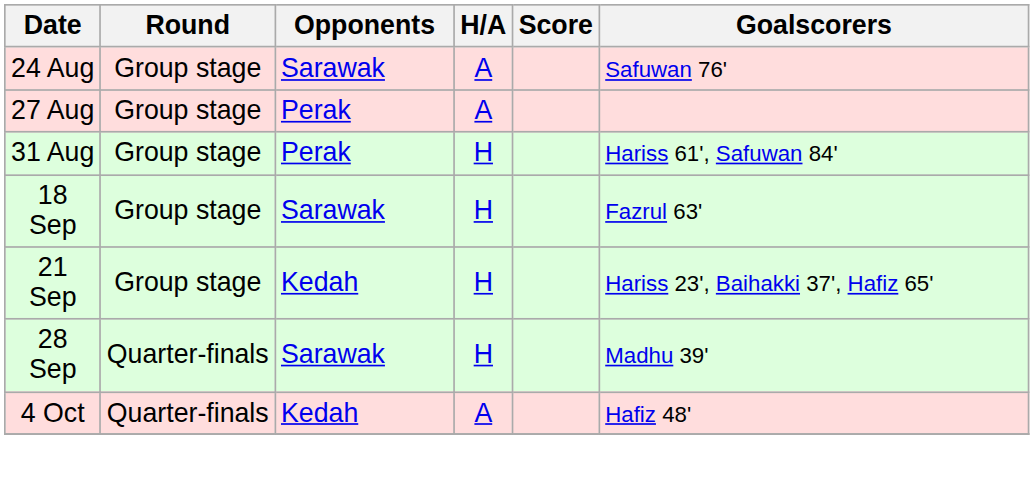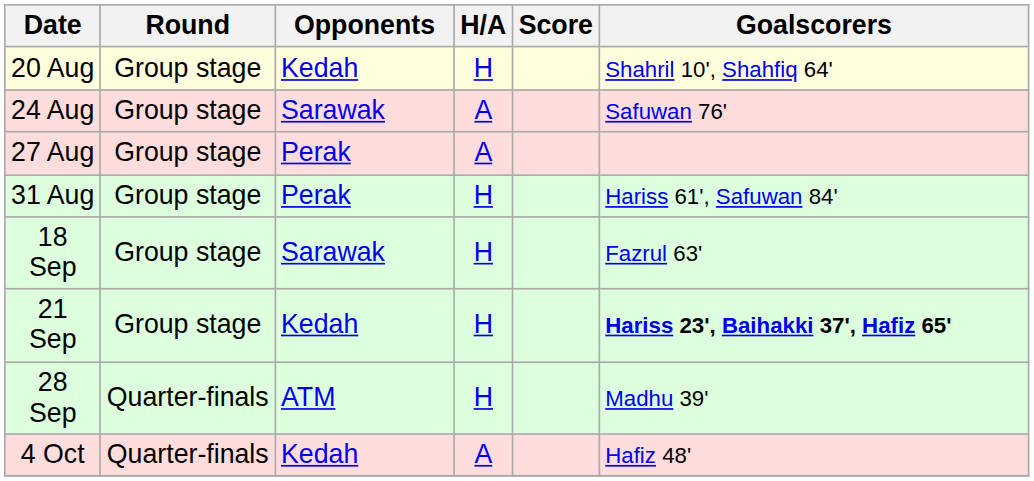+ row: (53, 68)
(769, 284) normal -> (778, 325) bold
(333, 355) Sarawak -> (308, 397) ATM
